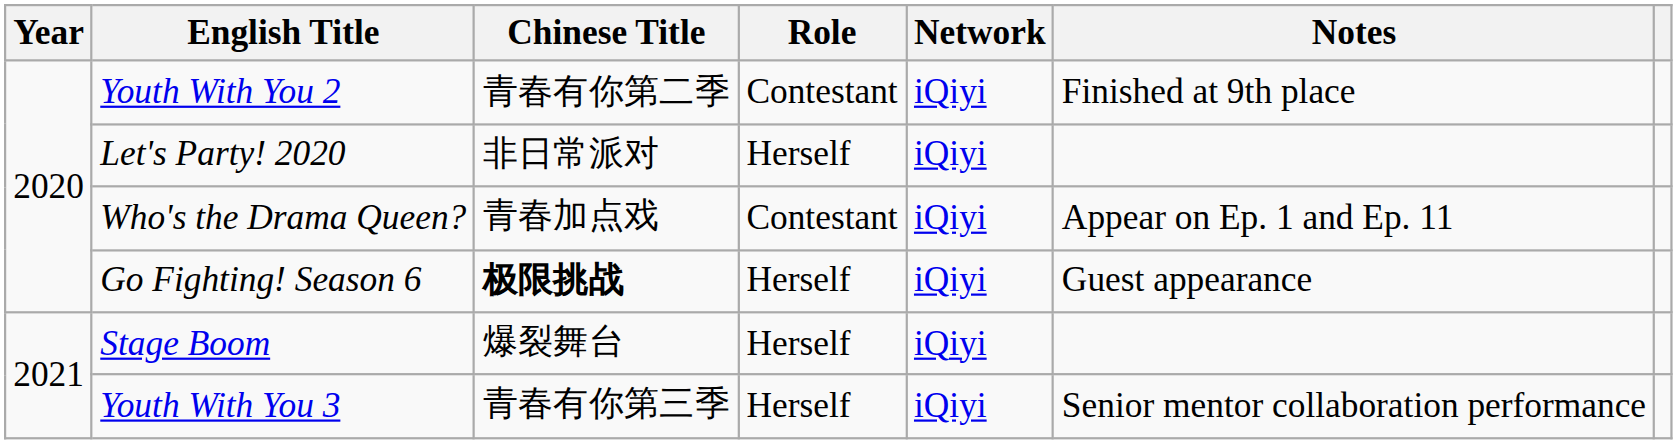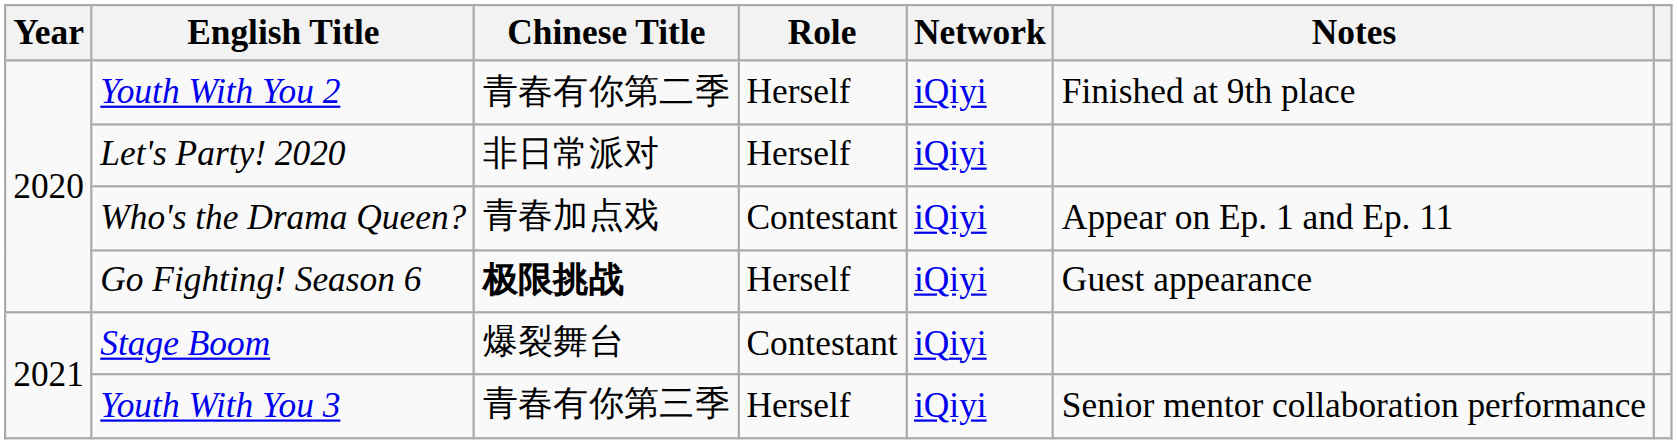(822, 91) Contestant -> (798, 91) Herself
(798, 342) Herself -> (822, 342) Contestant
